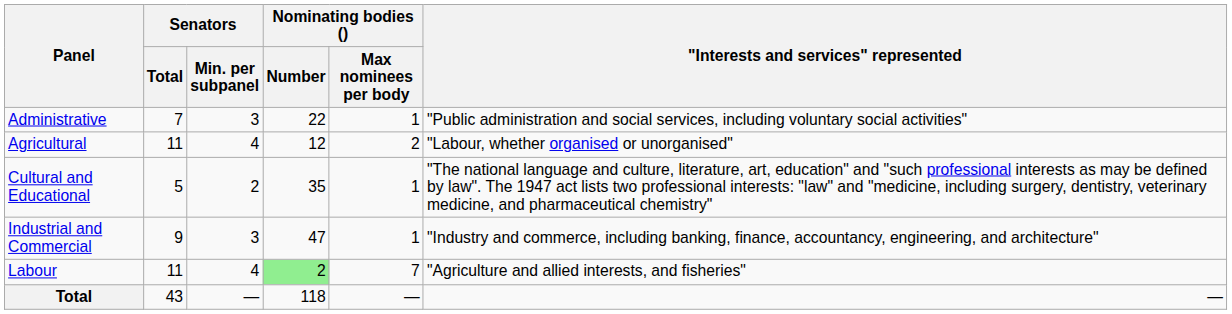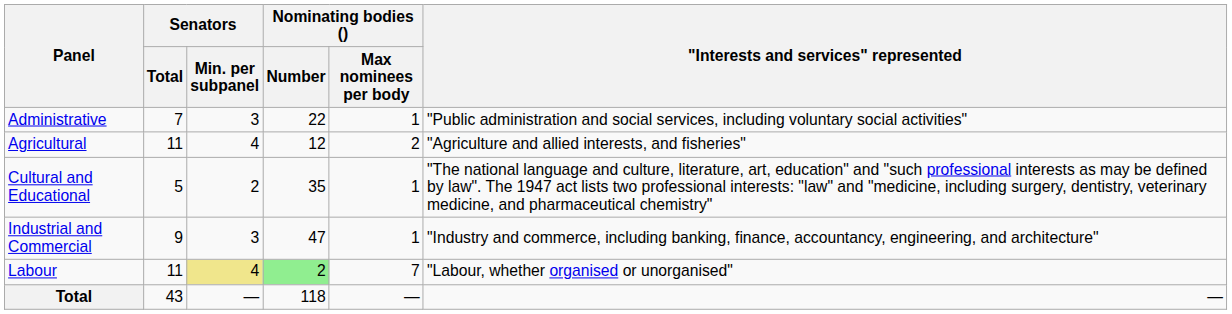(580, 144) "Labour, whether organised or unorganised" -> (586, 144) "Agriculture and allied interests, and fisheries"
(255, 271) no background -> (255, 271) khaki background
(586, 271) "Agriculture and allied interests, and fisheries" -> (580, 271) "Labour, whether organised or unorganised"
